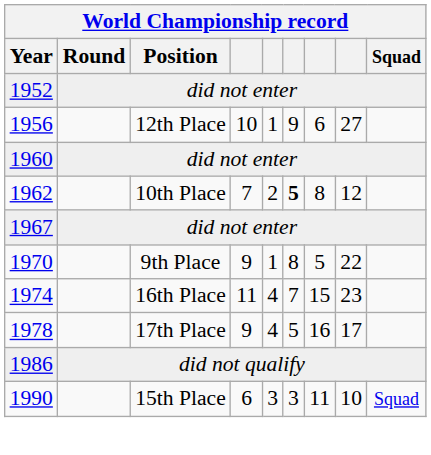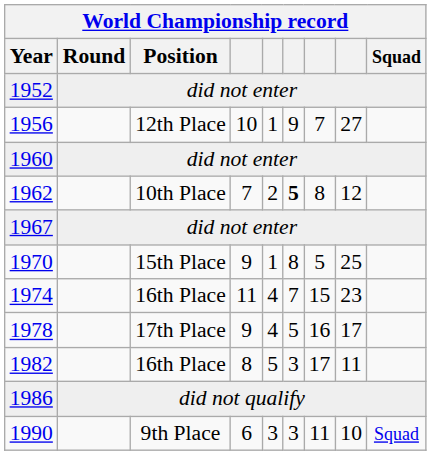(320, 124) 6 -> (320, 124) 7
(180, 261) 9th Place -> (180, 261) 15th Place
(351, 261) 22 -> (351, 261) 25
+ row: (31, 364)
(180, 398) 15th Place -> (180, 432) 9th Place
